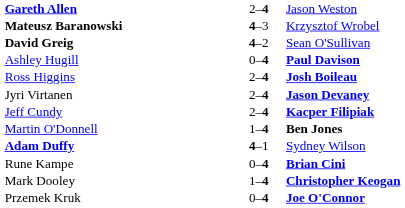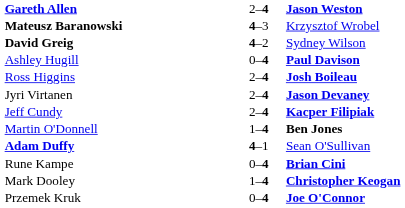(322, 8) normal -> (324, 8) bold
(328, 43) Sean O'Sullivan -> (326, 43) Sydney Wilson
(326, 146) Sydney Wilson -> (328, 146) Sean O'Sullivan
